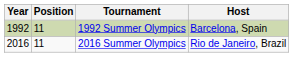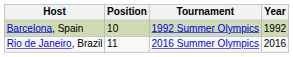columns swapped: (18, 12) <-> (238, 12)
(39, 28) 11 -> (113, 28) 10
